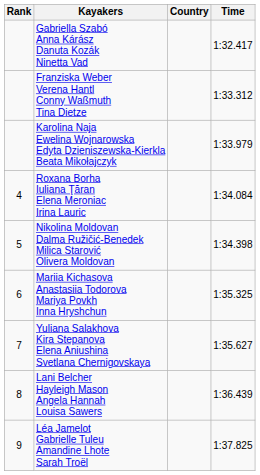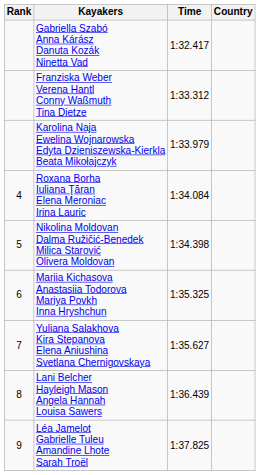columns swapped: (189, 12) <-> (233, 12)
